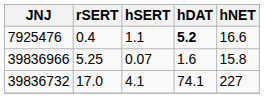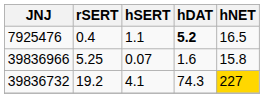(233, 37) 16.6 -> (233, 37) 16.5
(90, 81) 17.0 -> (90, 81) 19.2
(191, 81) 74.1 -> (191, 81) 74.3
(231, 81) no background -> (231, 81) gold background
